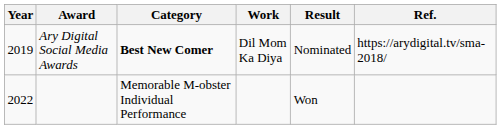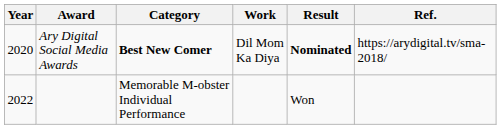(20, 49) 2019 -> (20, 49) 2020
(322, 49) normal -> (321, 49) bold
